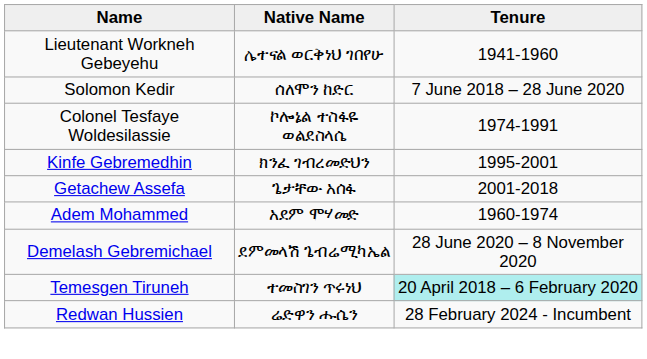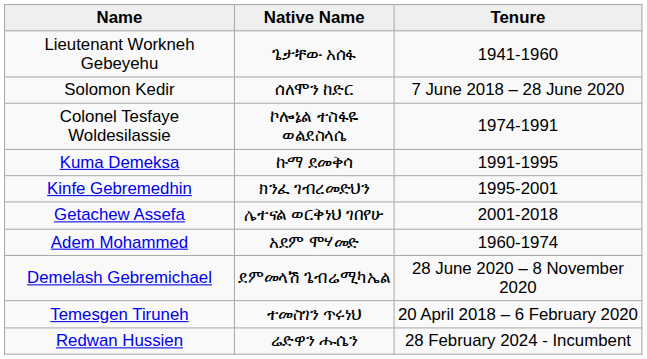(314, 53) ሌተናል ወርቅነህ ገበየሁ -> (314, 53) ጌታቸው አሰፋ
+ row: (119, 162)
(314, 188) ጌታቸው አሰፋ -> (314, 215) ሌተናል ወርቅነህ ገበየሁ
(518, 287) paleturquoise background -> (518, 314) no background
